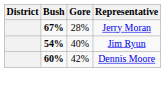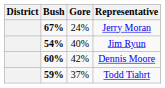(80, 28) 28% -> (80, 28) 24%
+ row: (127, 75)
